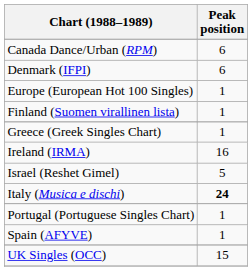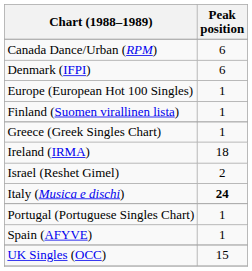(222, 152) 16 -> (222, 152) 18
(222, 173) 5 -> (222, 173) 2
